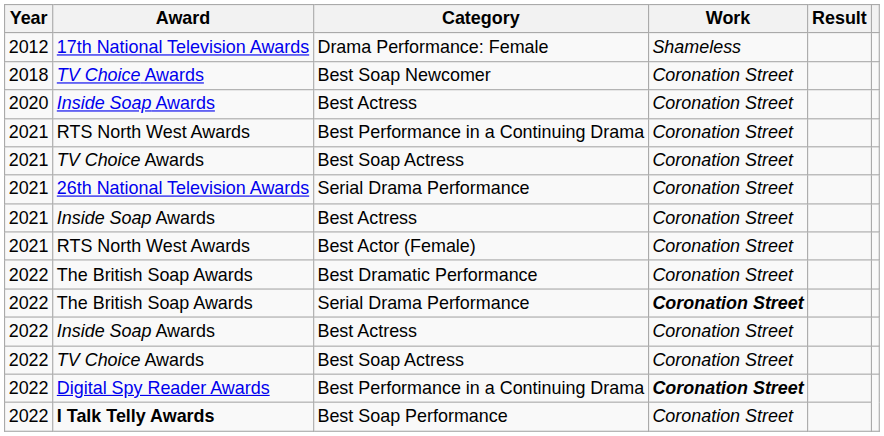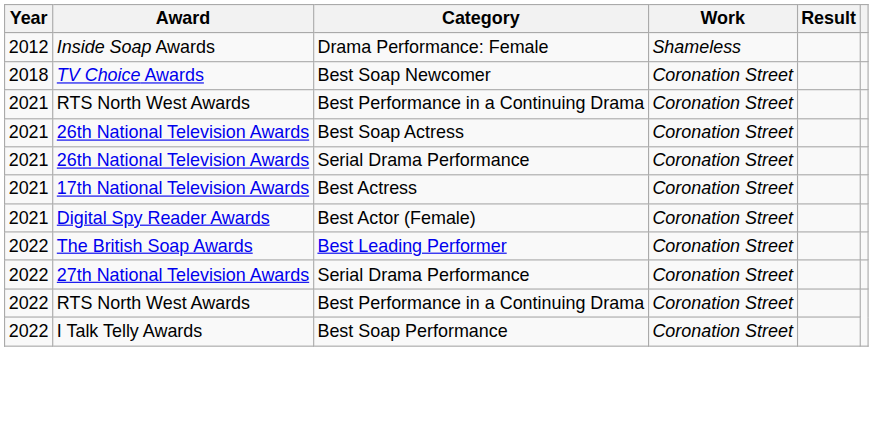(183, 47) 17th National Television Awards -> (136, 47) Inside Soap Awards
- row: (29, 103)
(130, 160) TV Choice Awards -> (183, 132) 26th National Television Awards
(136, 217) Inside Soap Awards -> (183, 189) 17th National Television Awards
(153, 246) RTS North West Awards -> (163, 217) Digital Spy Reader Awards
+ row: (29, 246)
- row: (29, 274)
(155, 302) The British Soap Awards -> (183, 274) 27th National Television Awards
(728, 302) bold -> (723, 274) normal
- row: (29, 331)
- row: (29, 359)
(163, 388) Digital Spy Reader Awards -> (153, 302) RTS North West Awards
(728, 388) bold -> (723, 302) normal
(136, 416) bold -> (130, 331) normal
